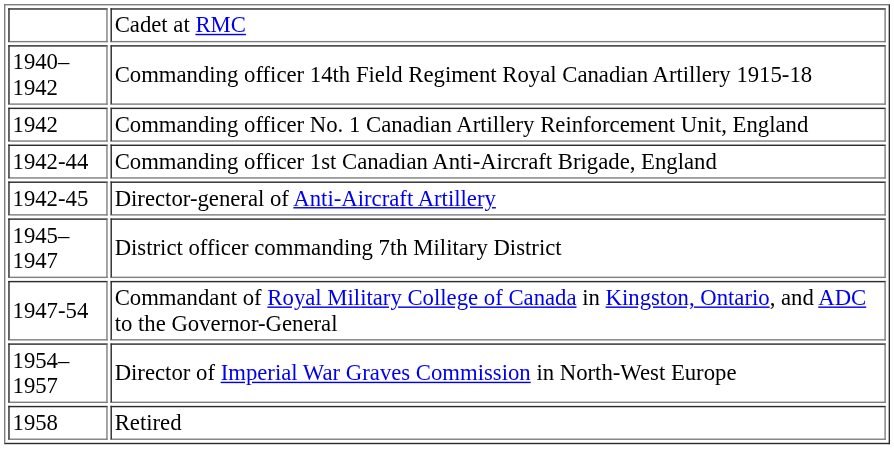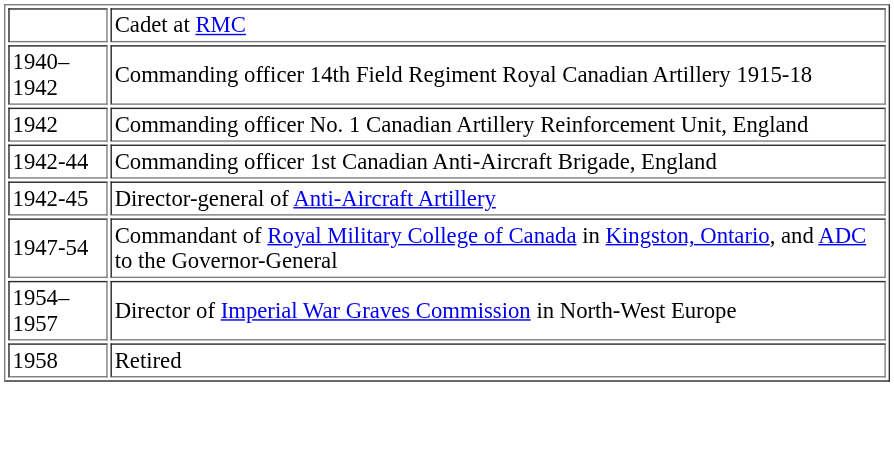- row: (338, 248)
